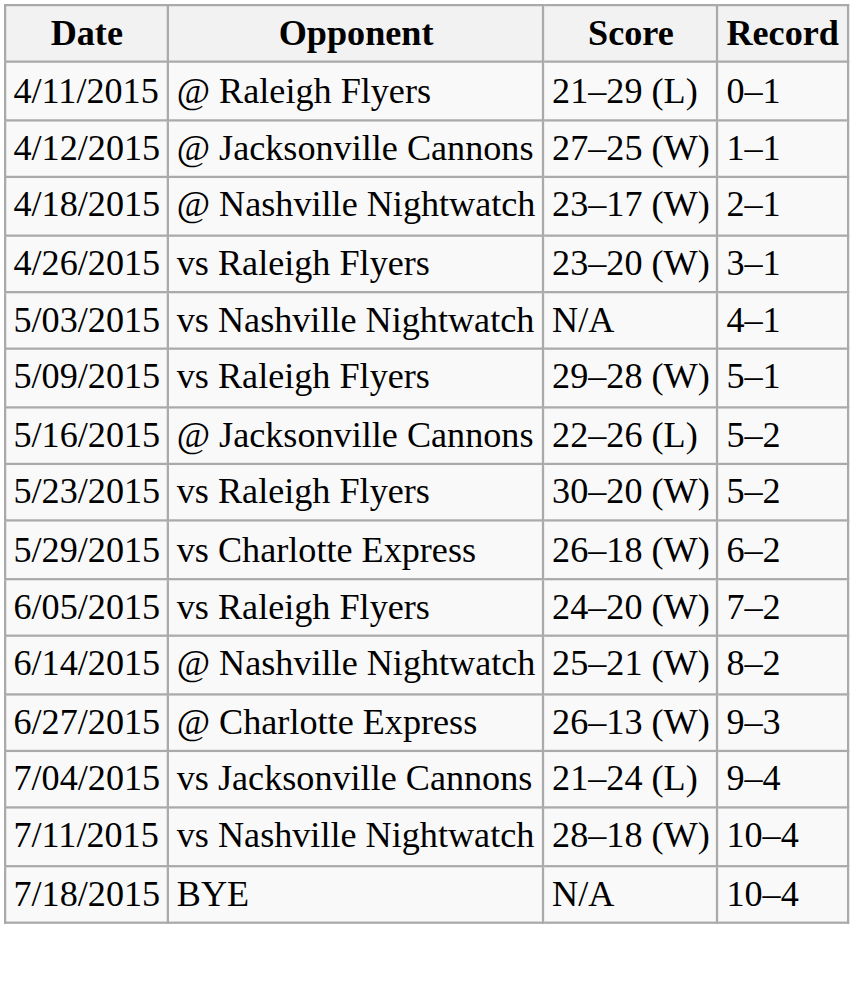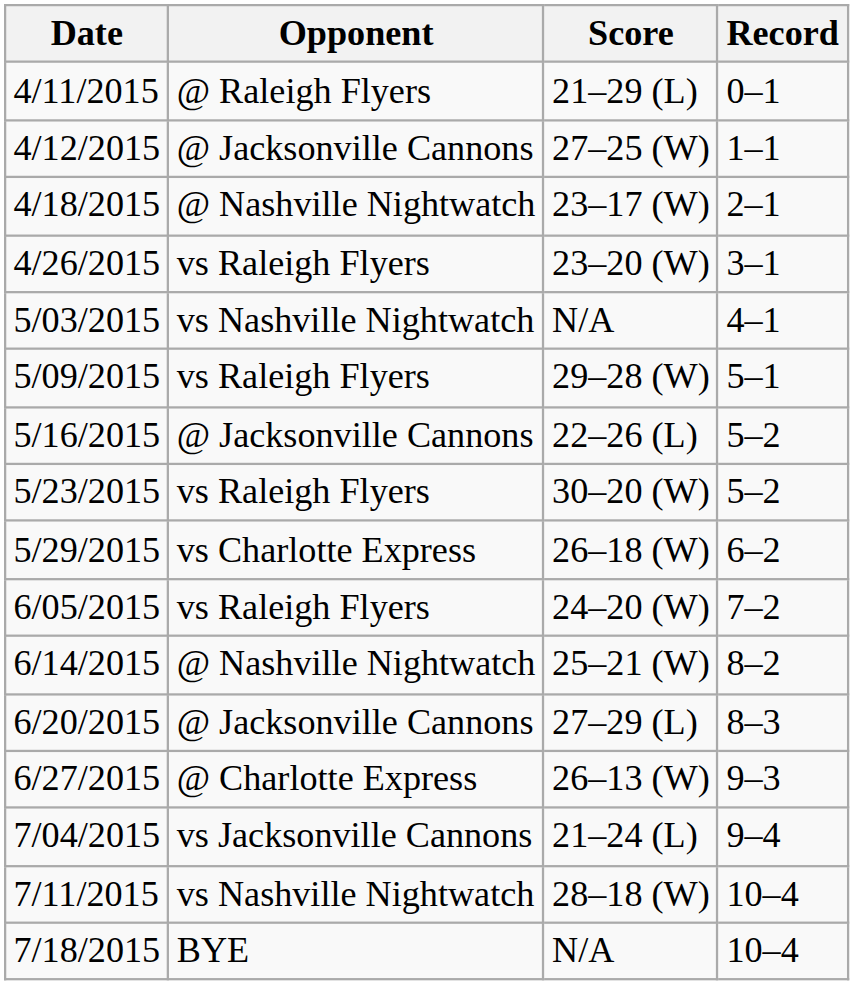+ row: (87, 721)
